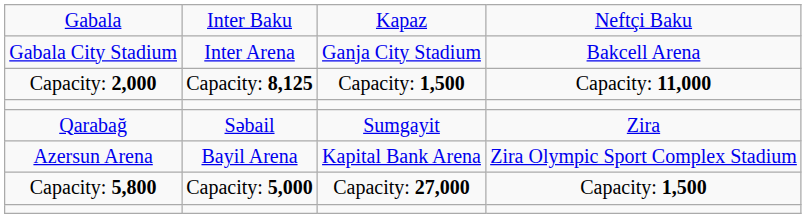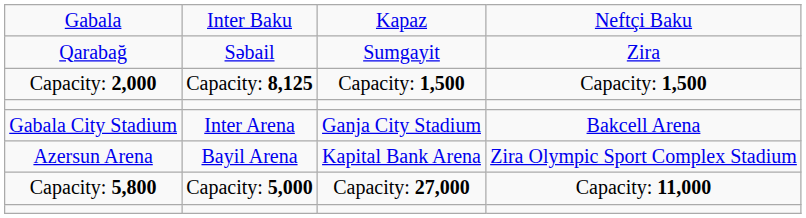rows swapped: (93, 52) <-> (93, 124)
(643, 83) Capacity: 11,000 -> (643, 83) Capacity: 1,500
(643, 188) Capacity: 1,500 -> (643, 188) Capacity: 11,000
